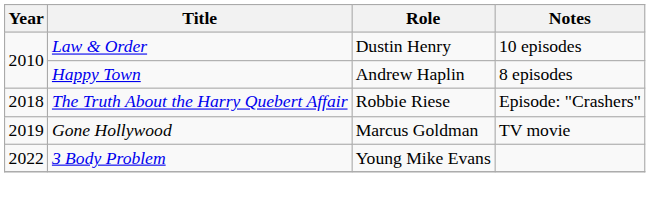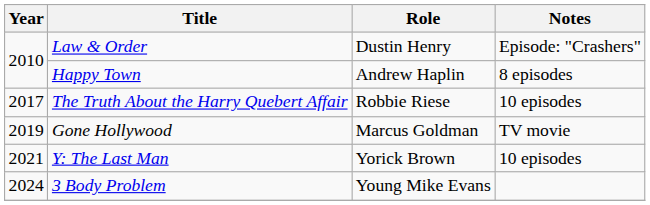(540, 46) 10 episodes -> (570, 46) Episode: "Crashers"
(26, 102) 2018 -> (26, 102) 2017
(570, 102) Episode: "Crashers" -> (540, 102) 10 episodes
+ row: (110, 158)
(26, 158) 2022 -> (26, 185) 2024
